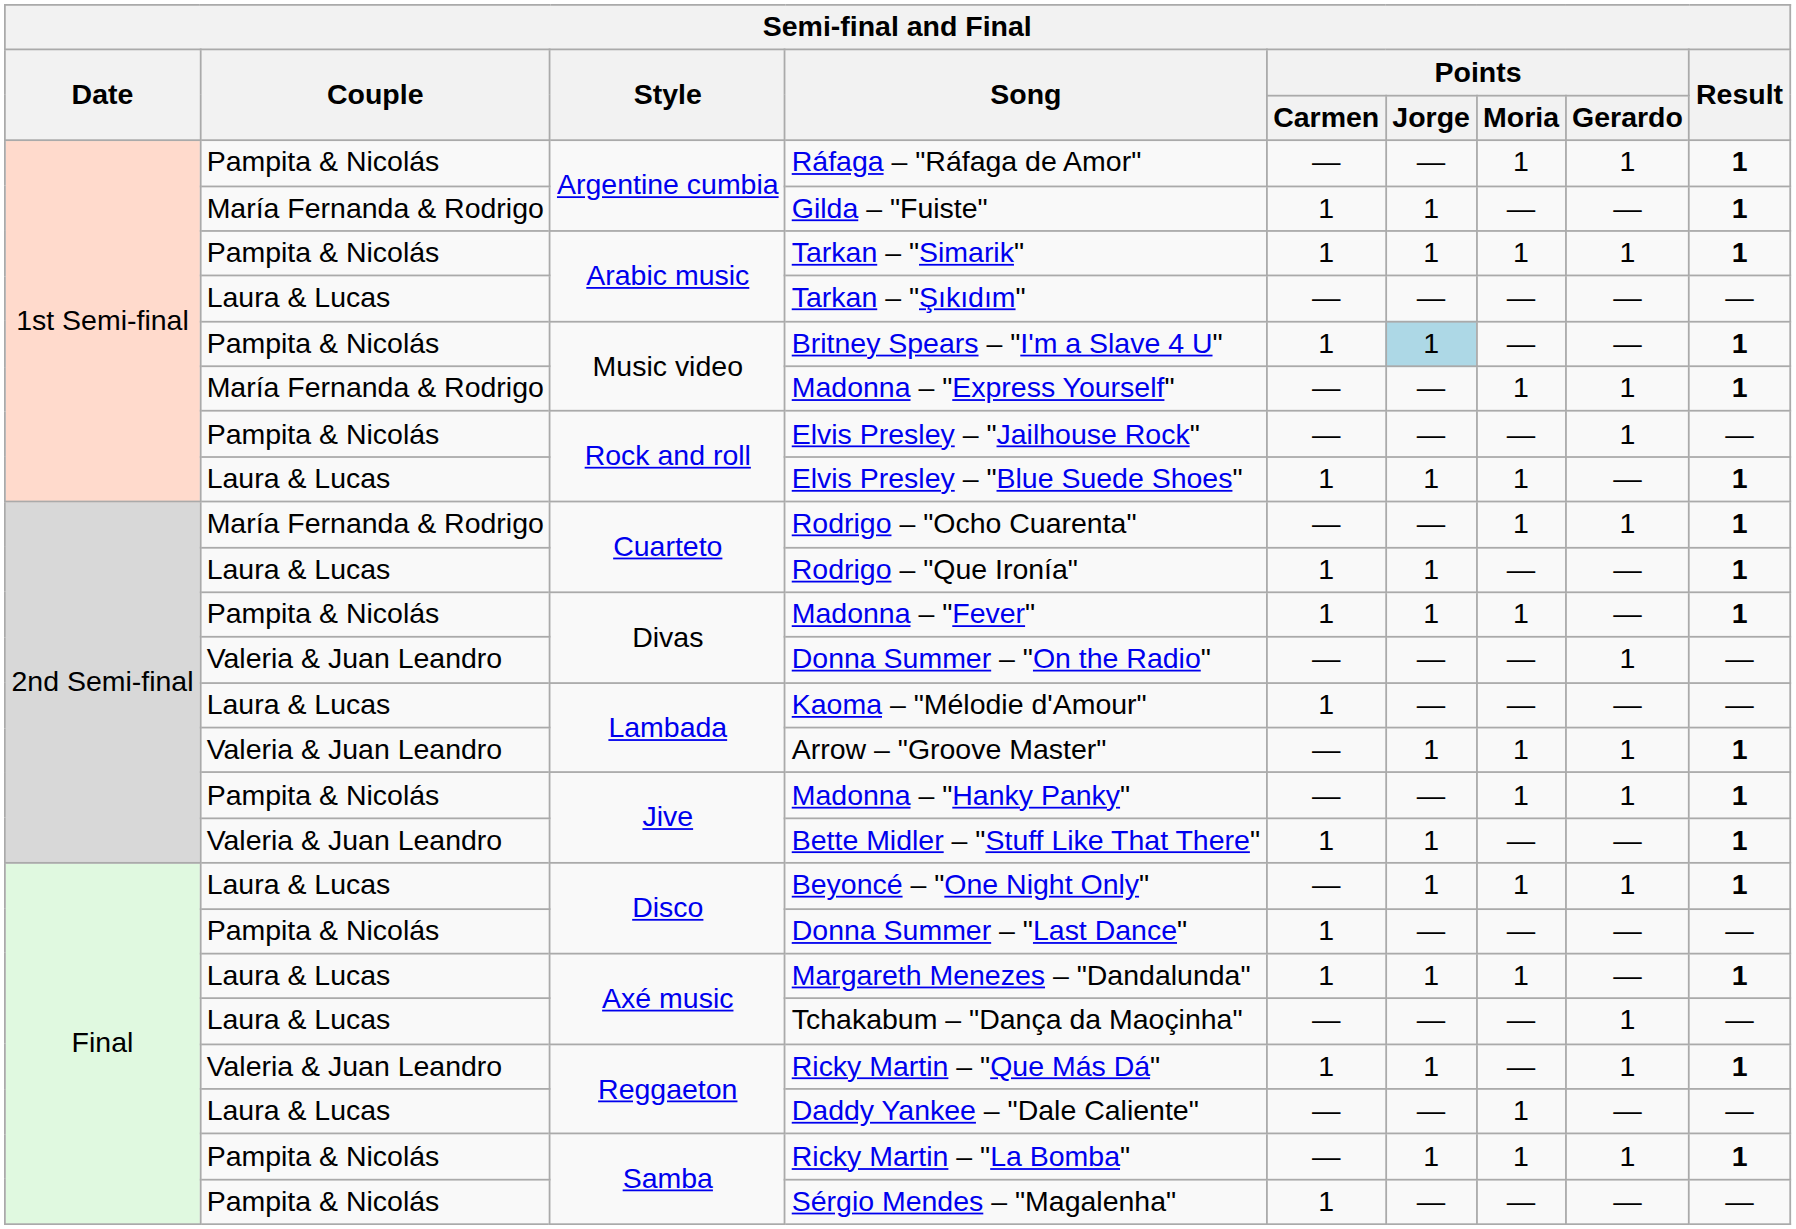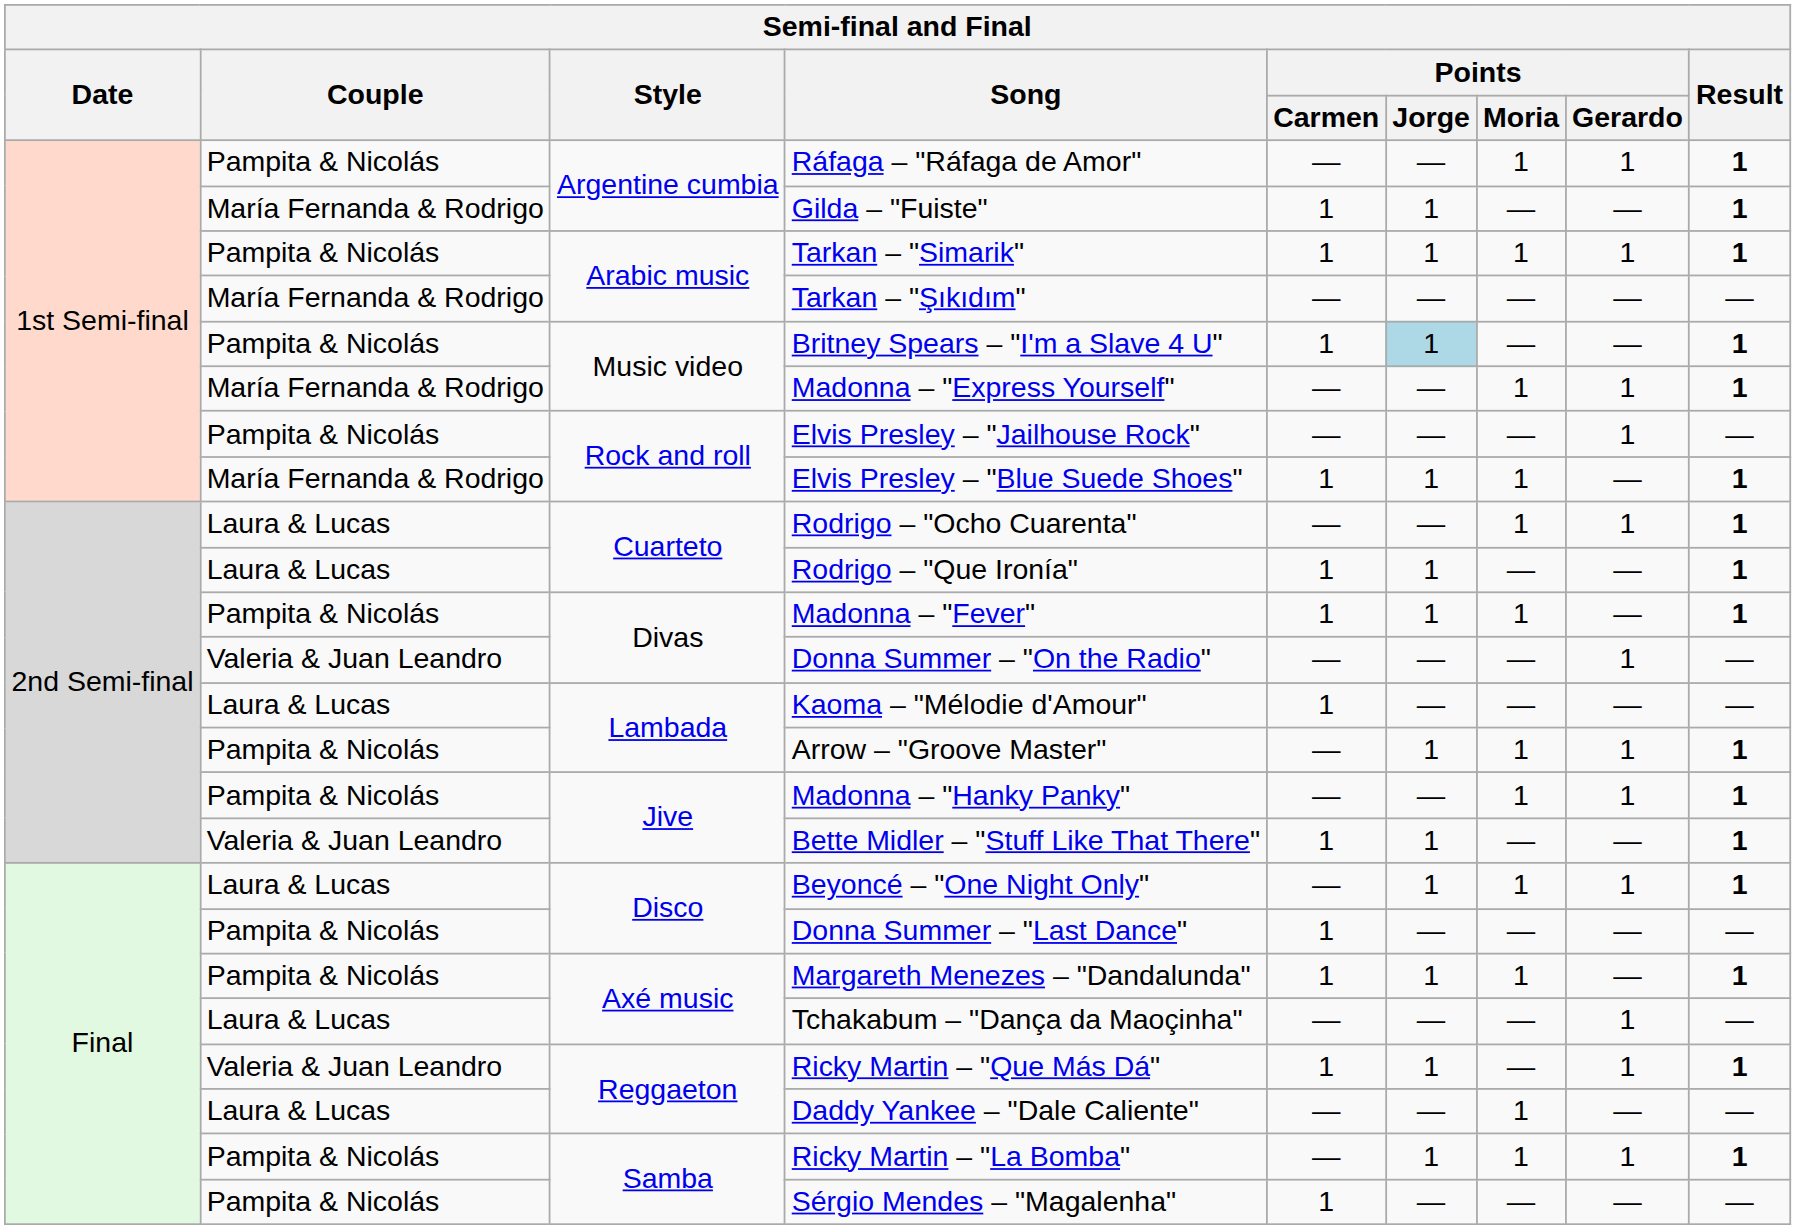(298, 298) Laura & Lucas -> (375, 298) María Fernanda & Rodrigo
(298, 478) Laura & Lucas -> (375, 478) María Fernanda & Rodrigo
(375, 523) María Fernanda & Rodrigo -> (298, 523) Laura & Lucas
(354, 749) Valeria & Juan Leandro -> (323, 749) Pampita & Nicolás
(298, 975) Laura & Lucas -> (323, 975) Pampita & Nicolás
